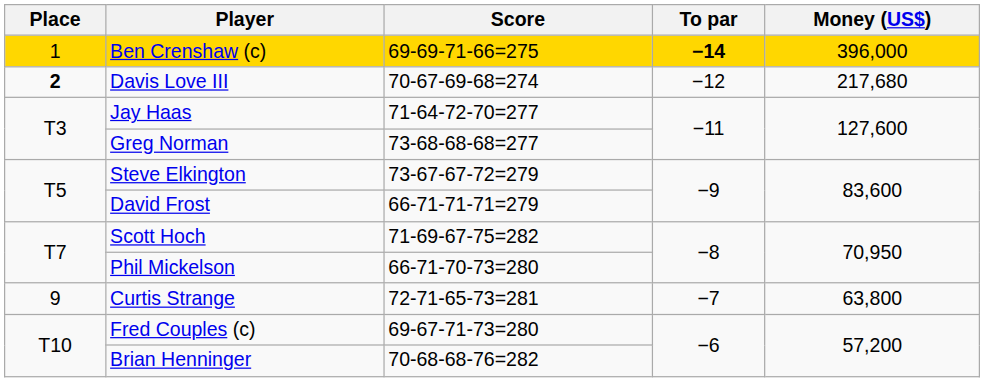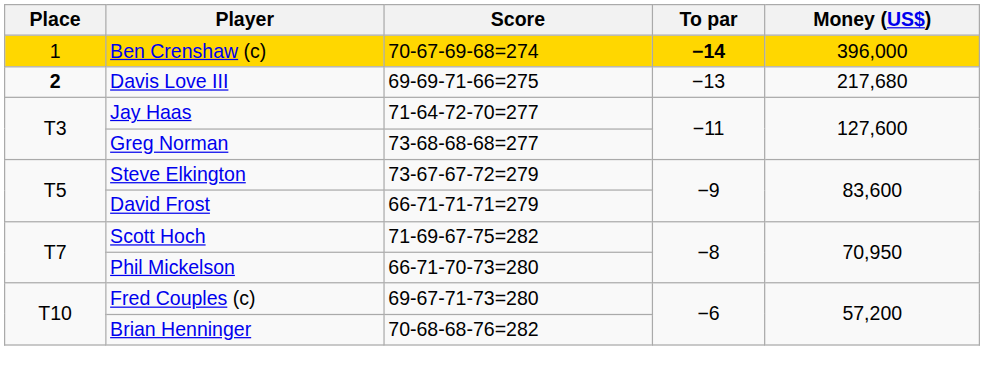(463, 50) 69-69-71-66=275 -> (463, 50) 70-67-69-68=274
(463, 81) 70-67-69-68=274 -> (463, 81) 69-69-71-66=275
(709, 81) −12 -> (709, 81) −13
- row: (173, 298)
